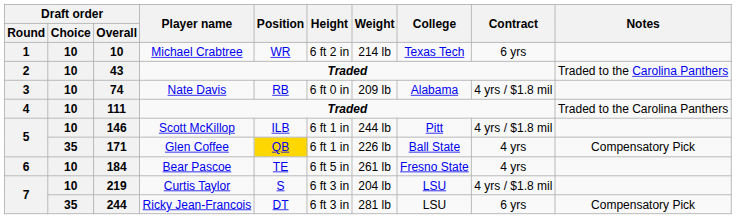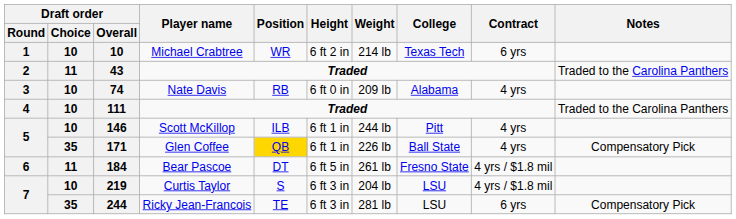(71, 71) 10 -> (71, 71) 11
(513, 90) 4 yrs / $1.8 mil -> (513, 90) 4 yrs
(513, 128) 4 yrs / $1.8 mil -> (513, 128) 4 yrs
(71, 166) 10 -> (71, 166) 11
(281, 166) TE -> (281, 166) DT
(513, 166) 4 yrs -> (513, 166) 4 yrs / $1.8 mil
(281, 204) DT -> (281, 204) TE
